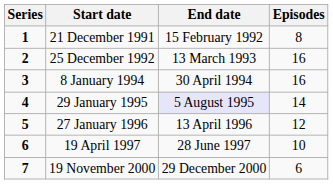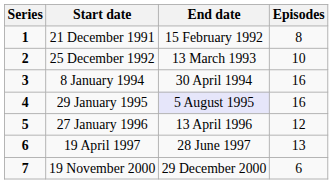(299, 59) 16 -> (299, 59) 10
(299, 102) 14 -> (299, 102) 16
(299, 146) 10 -> (299, 146) 13
